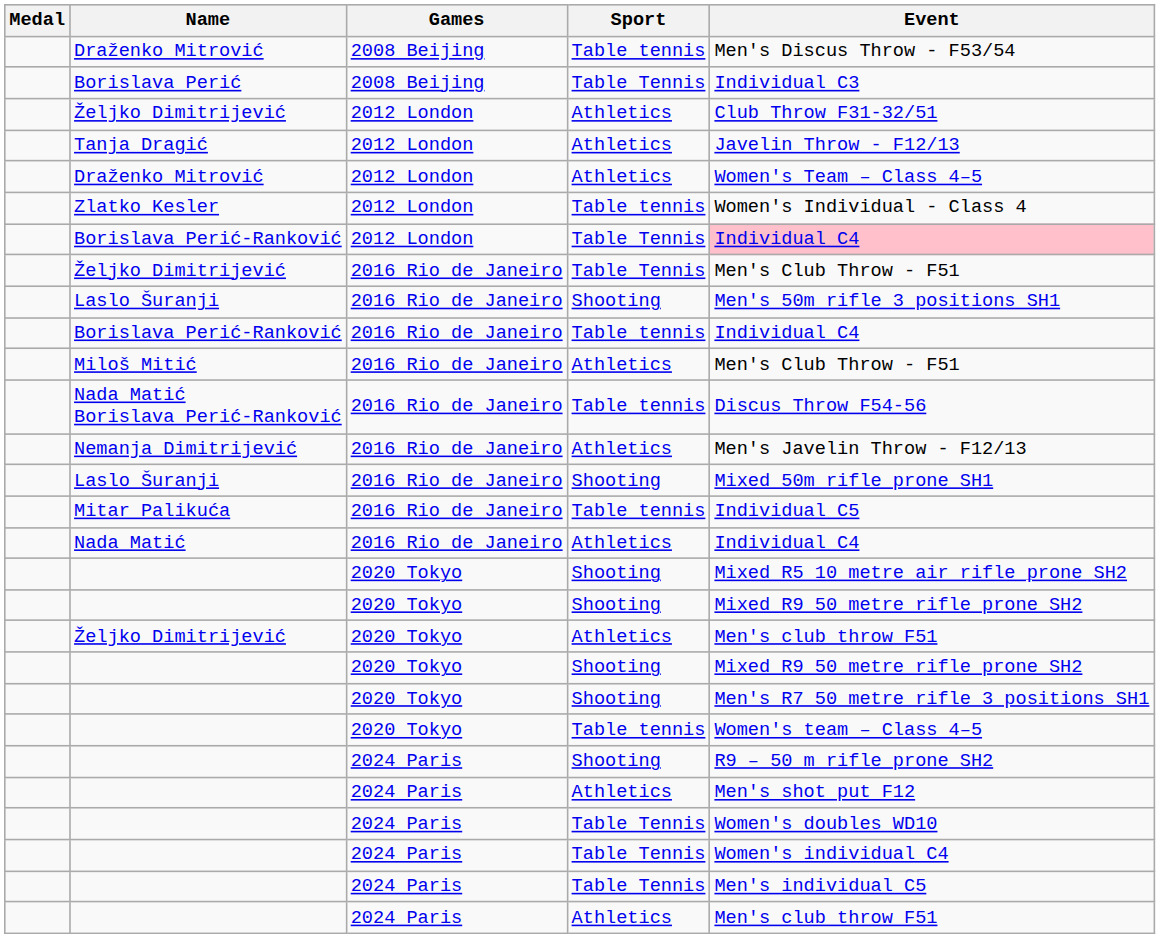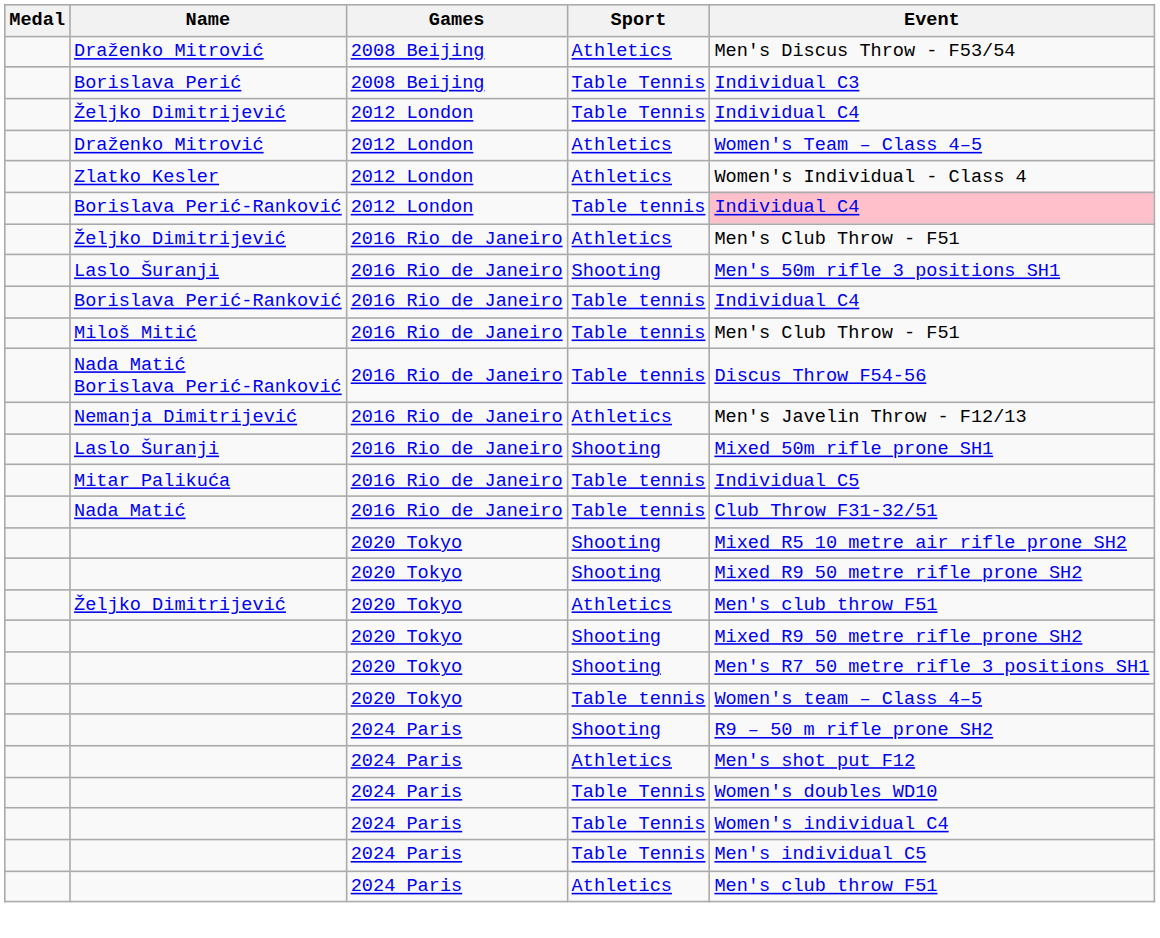(638, 51) Table tennis -> (622, 51) Athletics
(622, 114) Athletics -> (638, 114) Table Tennis
(826, 114) Club Throw F31-32/51 -> (787, 114) Individual C4
- row: (141, 145)
(638, 208) Table tennis -> (622, 176) Athletics
(638, 239) Table Tennis -> (638, 208) Table tennis
(638, 270) Table Tennis -> (622, 239) Athletics
(622, 364) Athletics -> (638, 333) Table tennis
(622, 542) Athletics -> (638, 511) Table tennis
(787, 542) Individual C4 -> (826, 511) Club Throw F31-32/51
